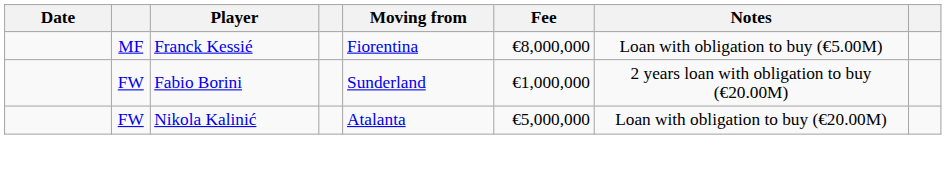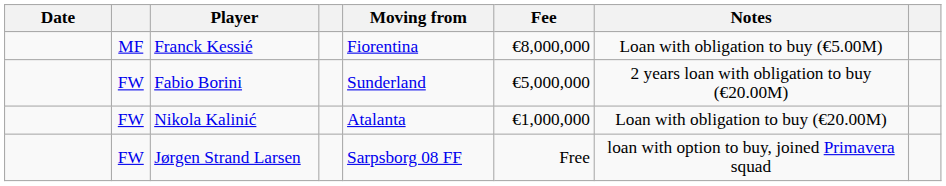(551, 82) €1,000,000 -> (551, 82) €5,000,000
(551, 119) €5,000,000 -> (551, 119) €1,000,000
+ row: (227, 156)
